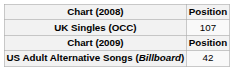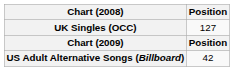(208, 27) 107 -> (208, 27) 127
